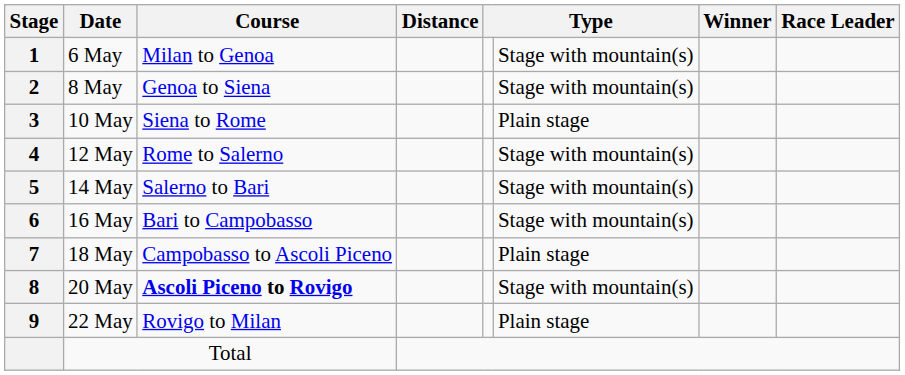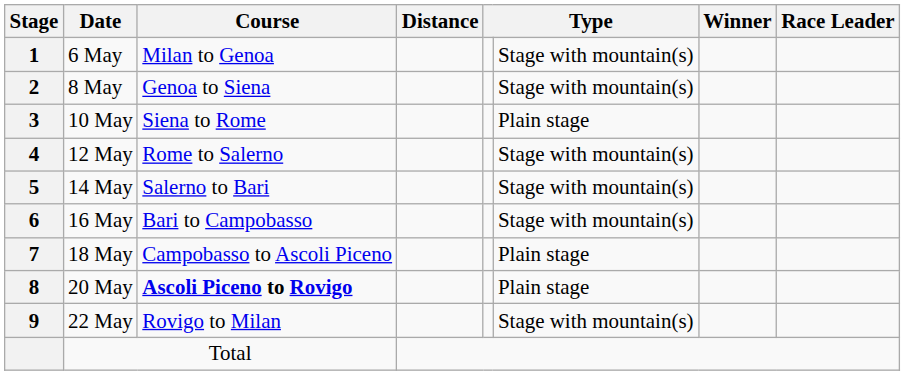(596, 287) Stage with mountain(s) -> (544, 287) Plain stage
(544, 320) Plain stage -> (596, 320) Stage with mountain(s)
